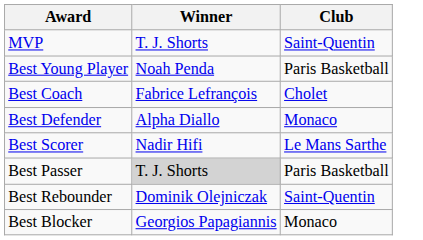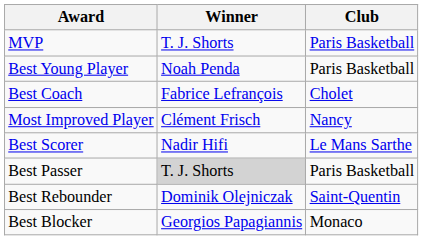(329, 42) Saint-Quentin -> (362, 42) Paris Basketball
+ row: (81, 119)
- row: (55, 119)
